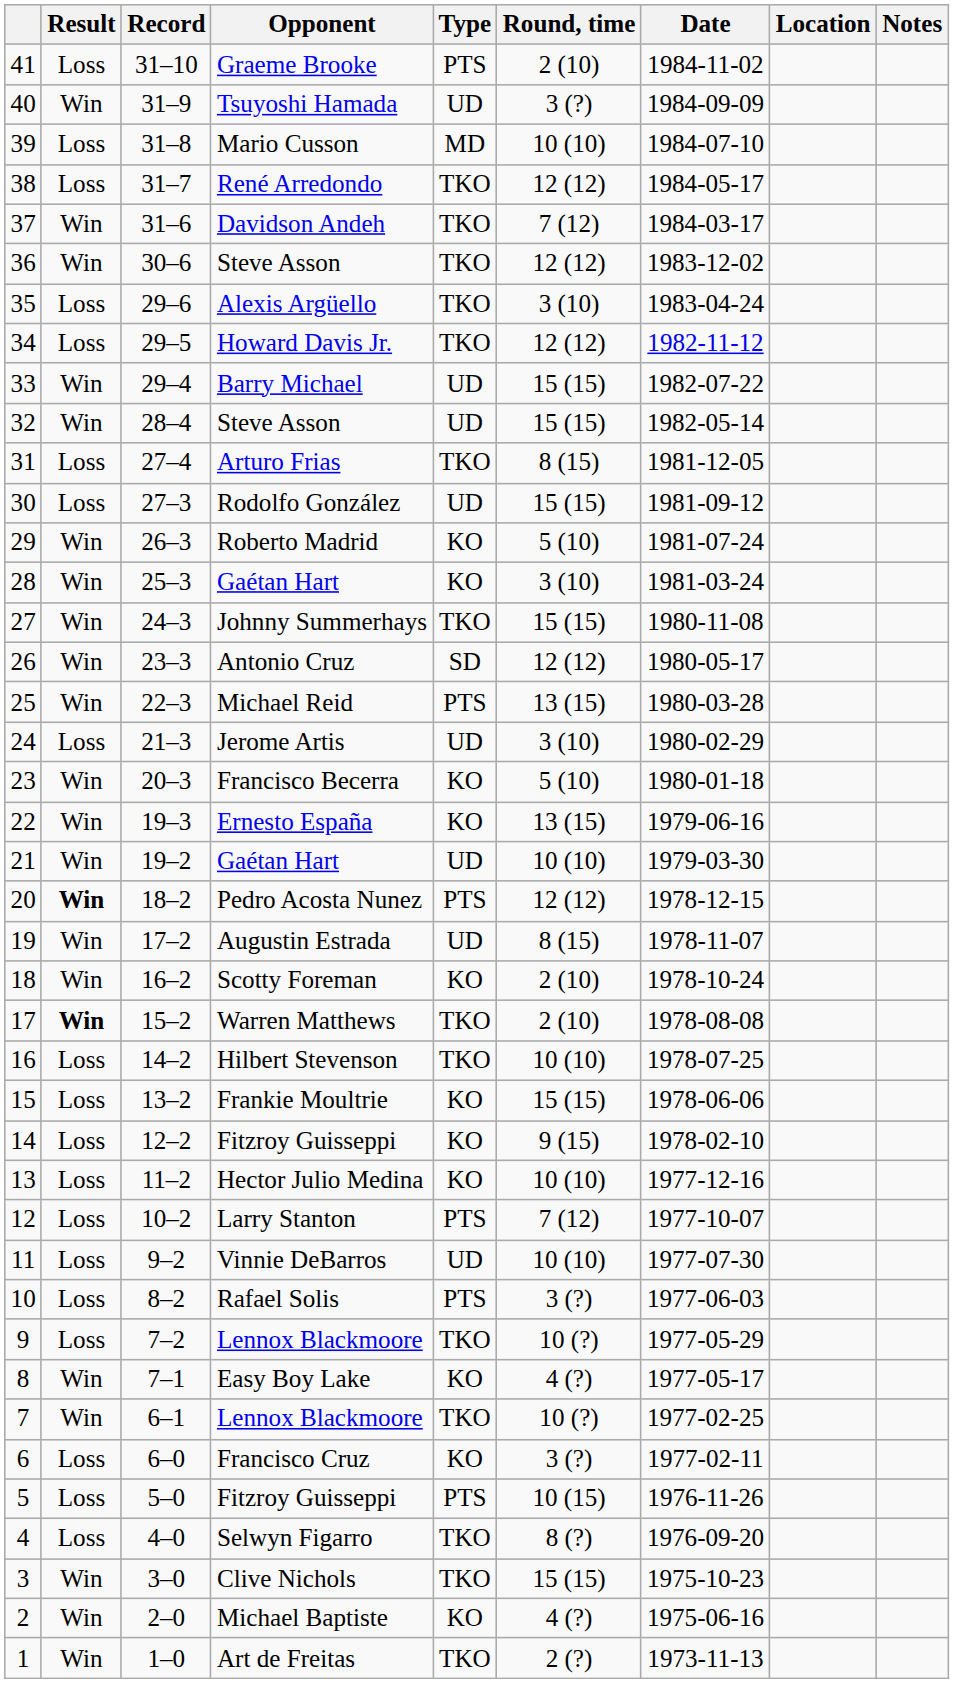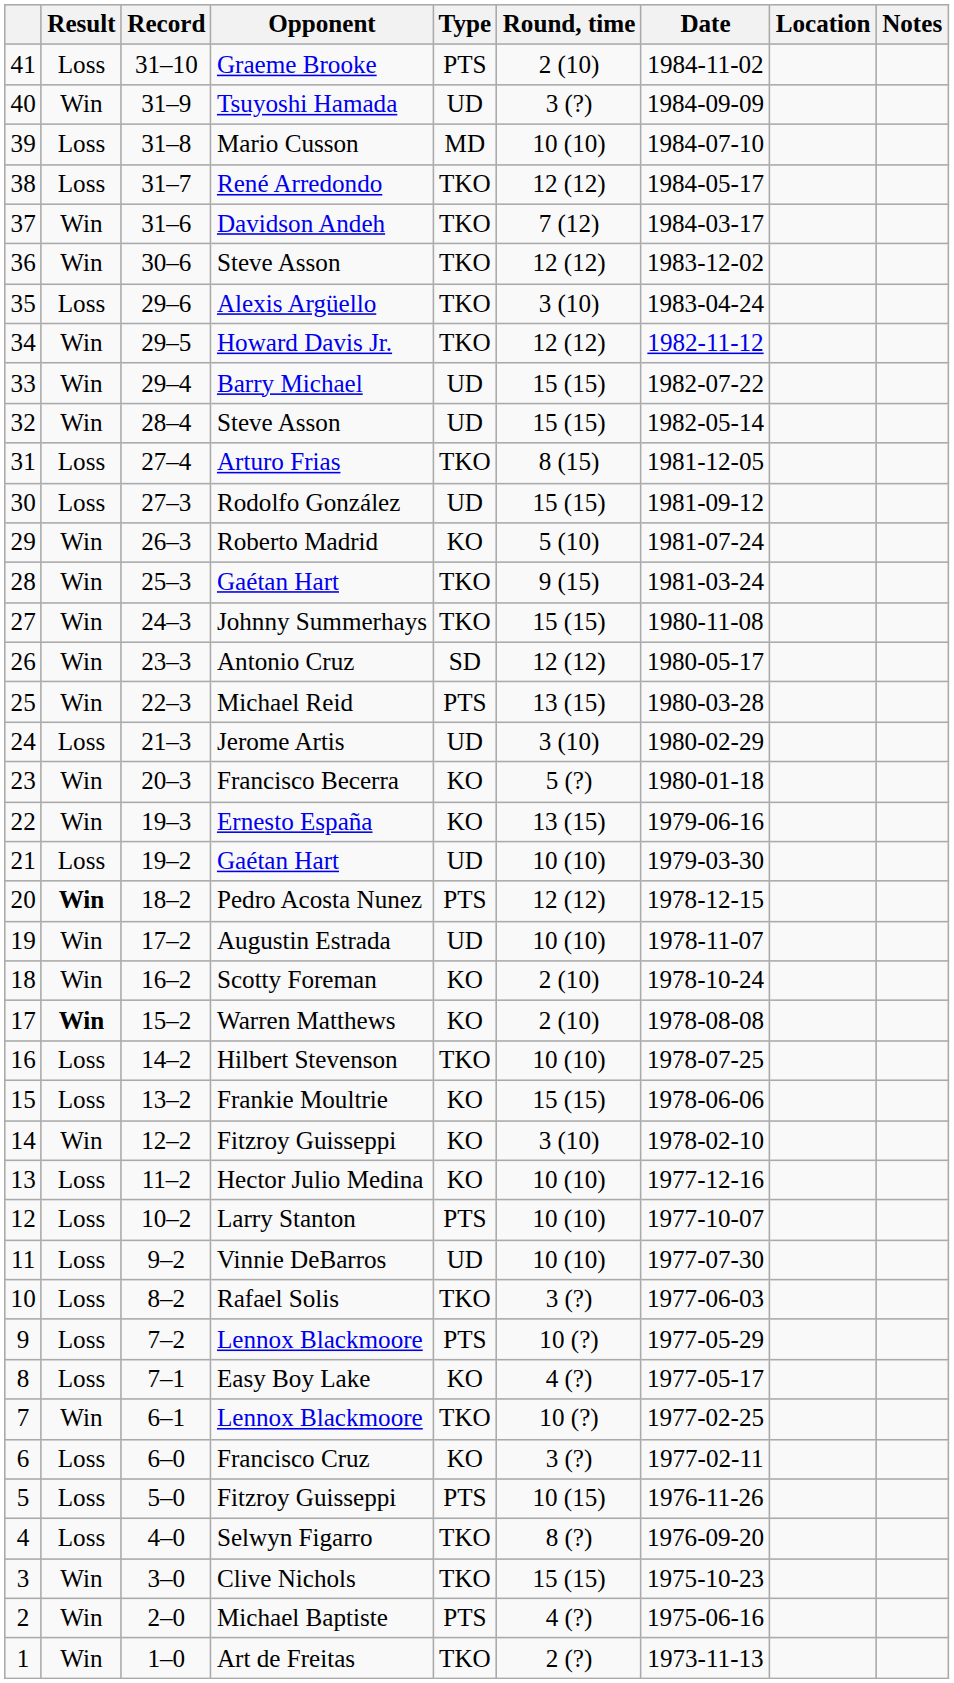(81, 343) Loss -> (81, 343) Win
(465, 582) KO -> (465, 582) TKO
(569, 582) 3 (10) -> (569, 582) 9 (15)
(569, 781) 5 (10) -> (569, 781) 5 (?)
(81, 861) Win -> (81, 861) Loss
(569, 940) 8 (15) -> (569, 940) 10 (10)
(465, 1020) TKO -> (465, 1020) KO
(81, 1139) Loss -> (81, 1139) Win
(569, 1139) 9 (15) -> (569, 1139) 3 (10)
(569, 1219) 7 (12) -> (569, 1219) 10 (10)
(465, 1299) PTS -> (465, 1299) TKO
(465, 1339) TKO -> (465, 1339) PTS
(81, 1378) Win -> (81, 1378) Loss
(465, 1617) KO -> (465, 1617) PTS
